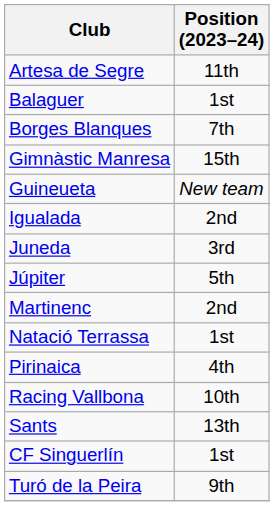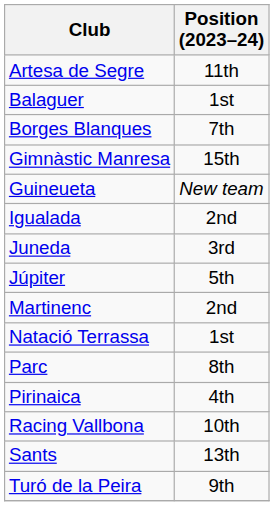+ row: (28, 366)
- row: (66, 456)
